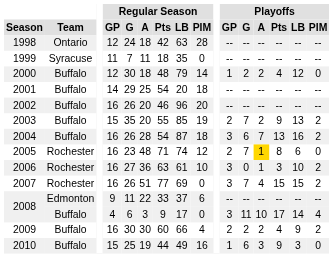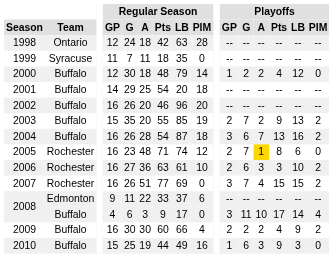(229, 167) 3 -> (229, 167) 2
(246, 167) 0 -> (246, 167) 6
(261, 167) 1 -> (261, 167) 3
